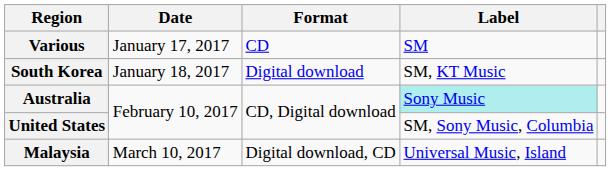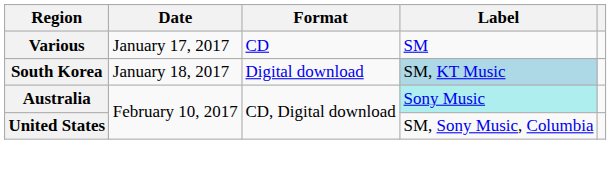(455, 71) no background -> (455, 71) lightblue background
- row: (57, 152)
